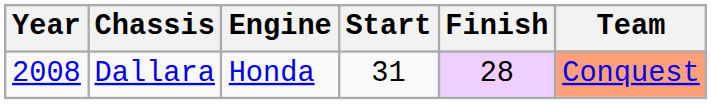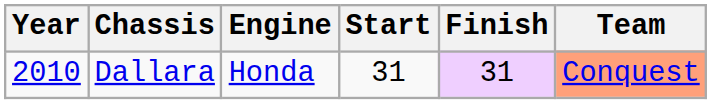(46, 75) 2008 -> (46, 75) 2010
(497, 75) 28 -> (497, 75) 31
